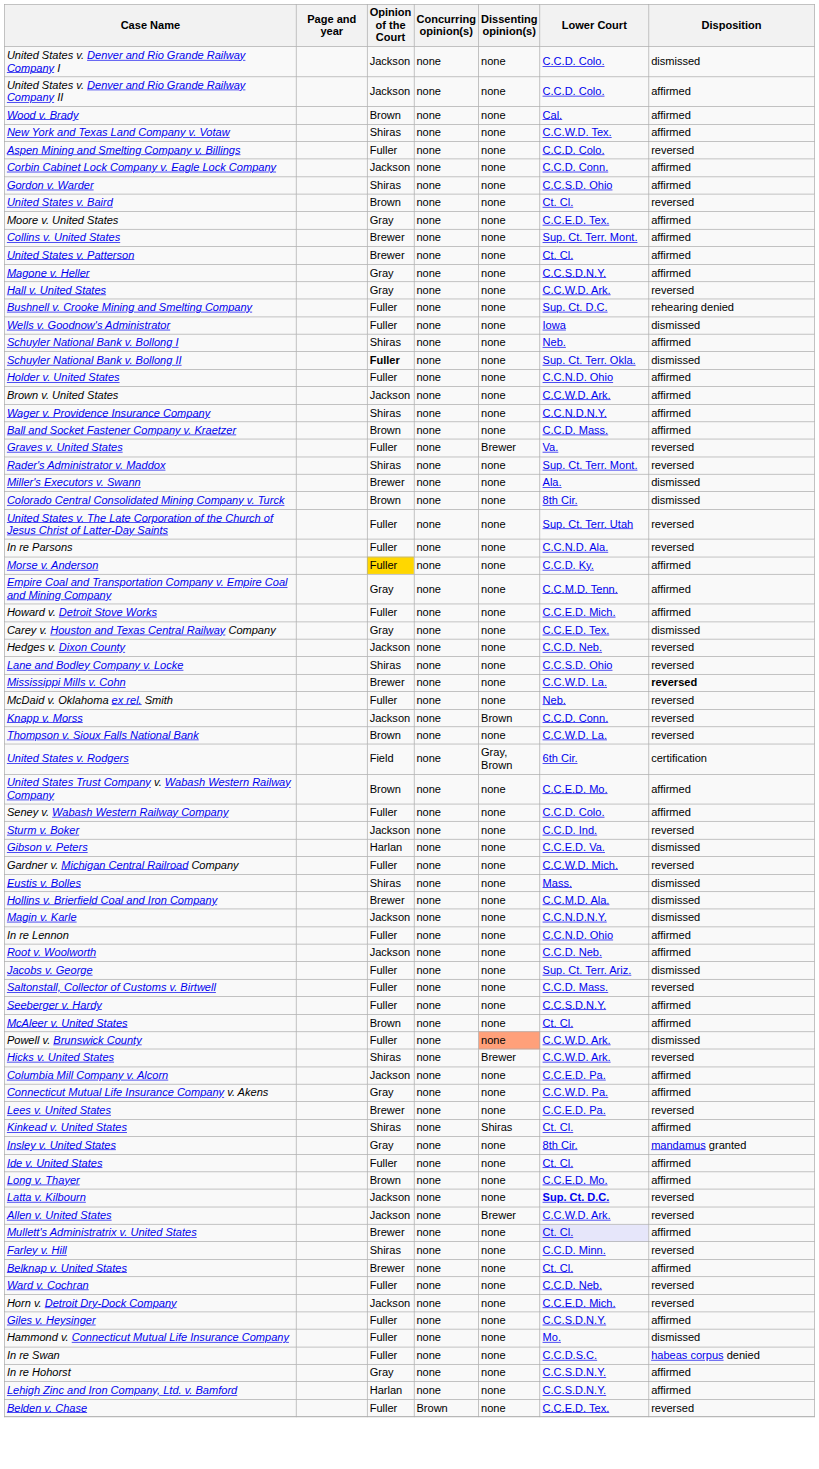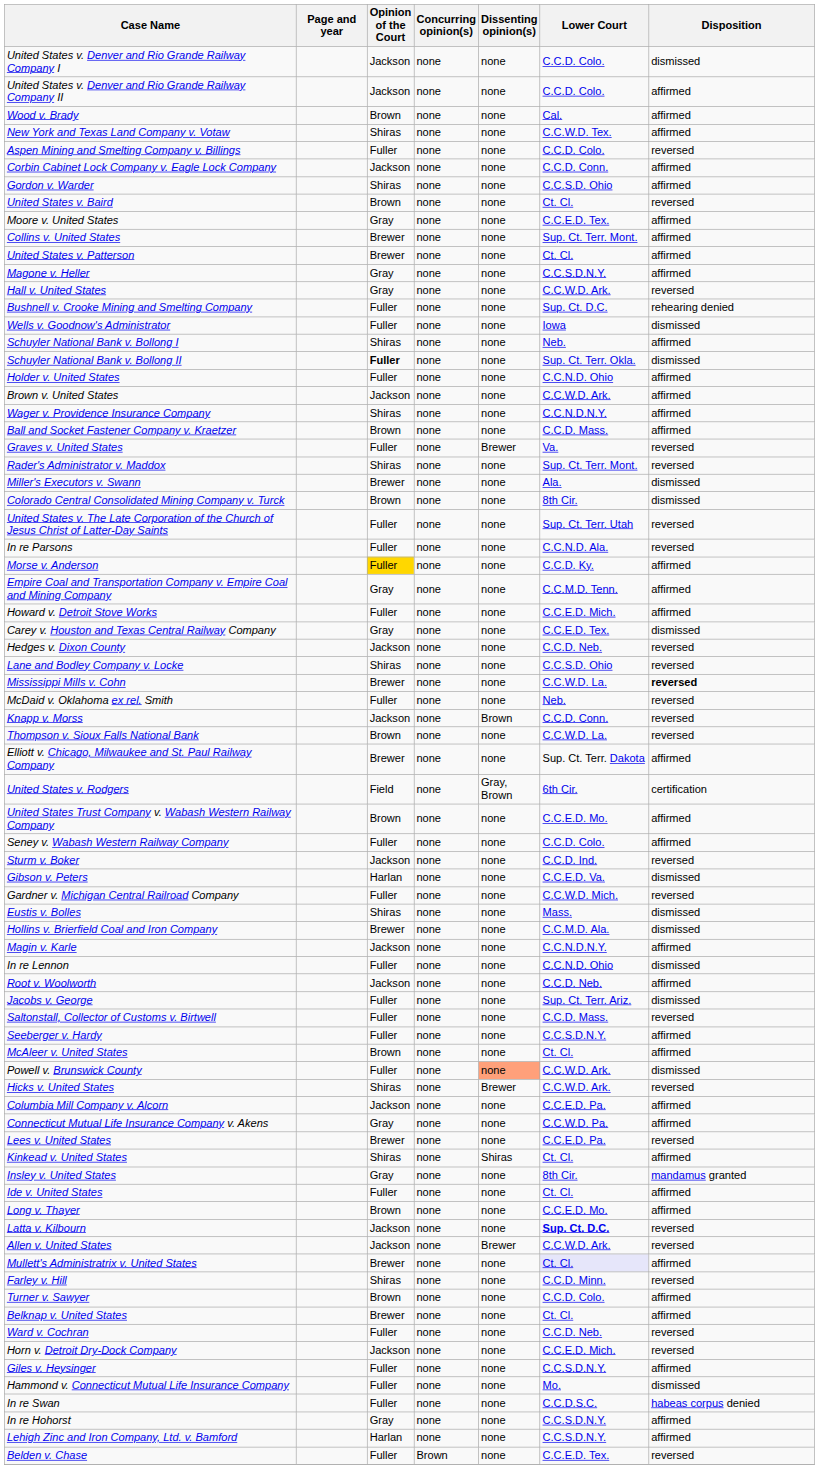+ row: (129, 759)
(676, 918) dismissed -> (671, 947) affirmed
(671, 935) affirmed -> (676, 965) dismissed
+ row: (48, 1298)
